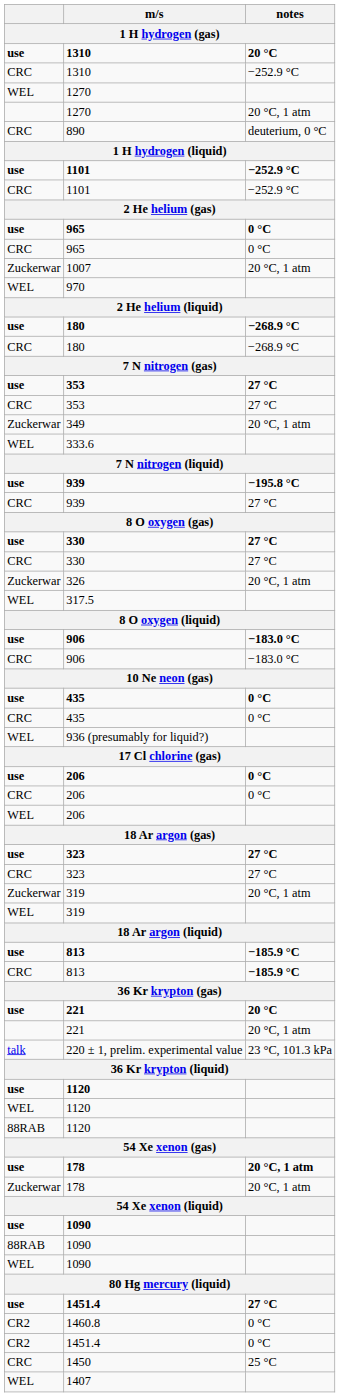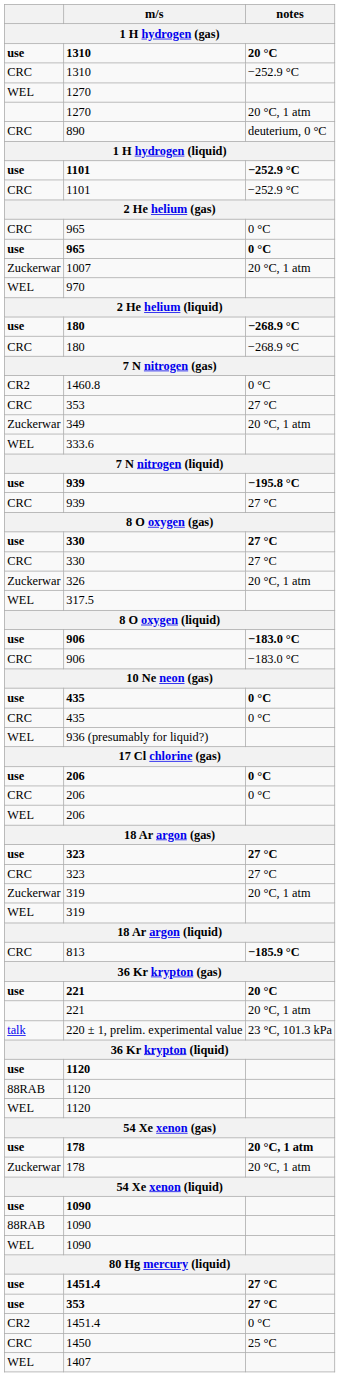rows swapped: (16, 229) <-> (20, 248)
rows swapped: (16, 385) <-> (19, 1323)
- row: (16, 952)
rows swapped: (26, 1127) <-> (21, 1108)
